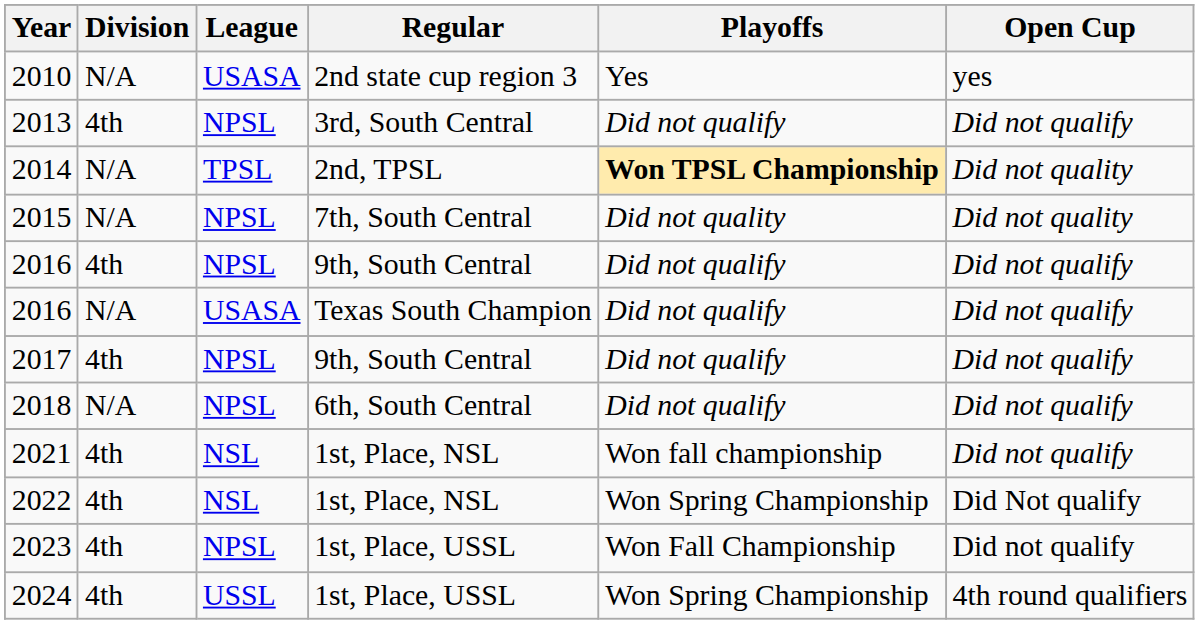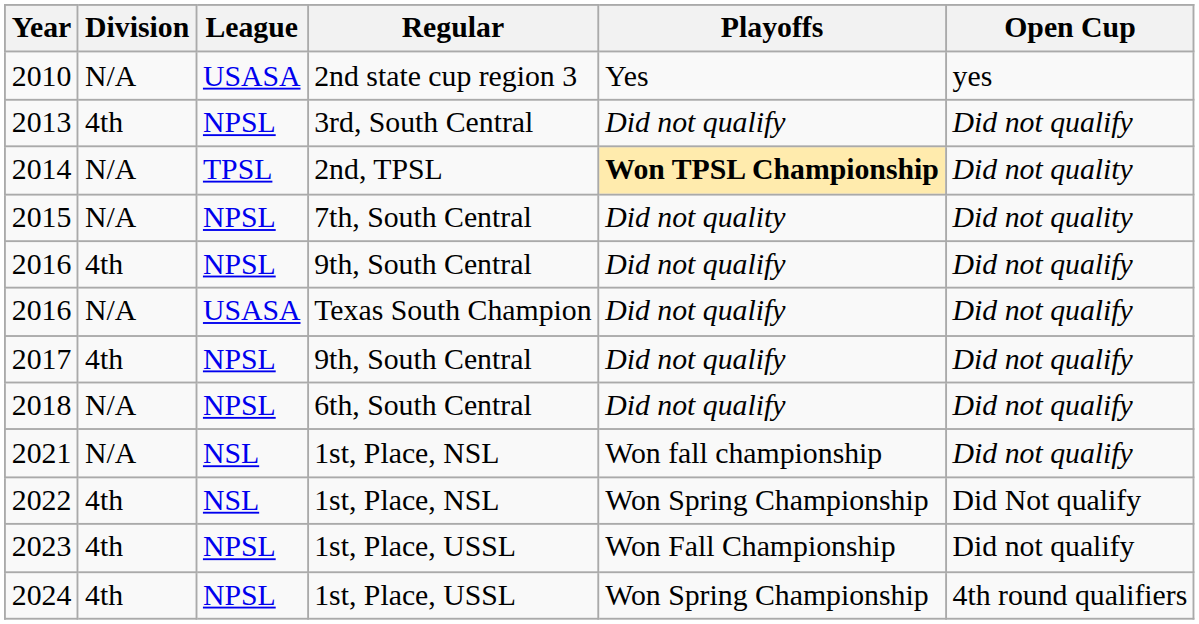(104, 452) 4th -> (111, 452) N/A
(239, 594) USSL -> (239, 594) NPSL
